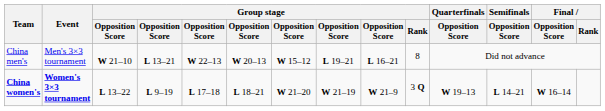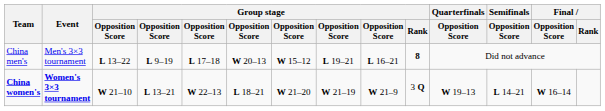(115, 62) W 21–10 -> (115, 62) L 13–22
(159, 62) L 13–21 -> (159, 62) L 9–19
(204, 62) W 22–13 -> (204, 62) L 17–18
(418, 56) normal -> (418, 56) bold
(115, 93) L 13–22 -> (115, 93) W 21–10
(159, 93) L 9–19 -> (159, 93) L 13–21
(204, 93) L 17–18 -> (204, 93) W 22–13
